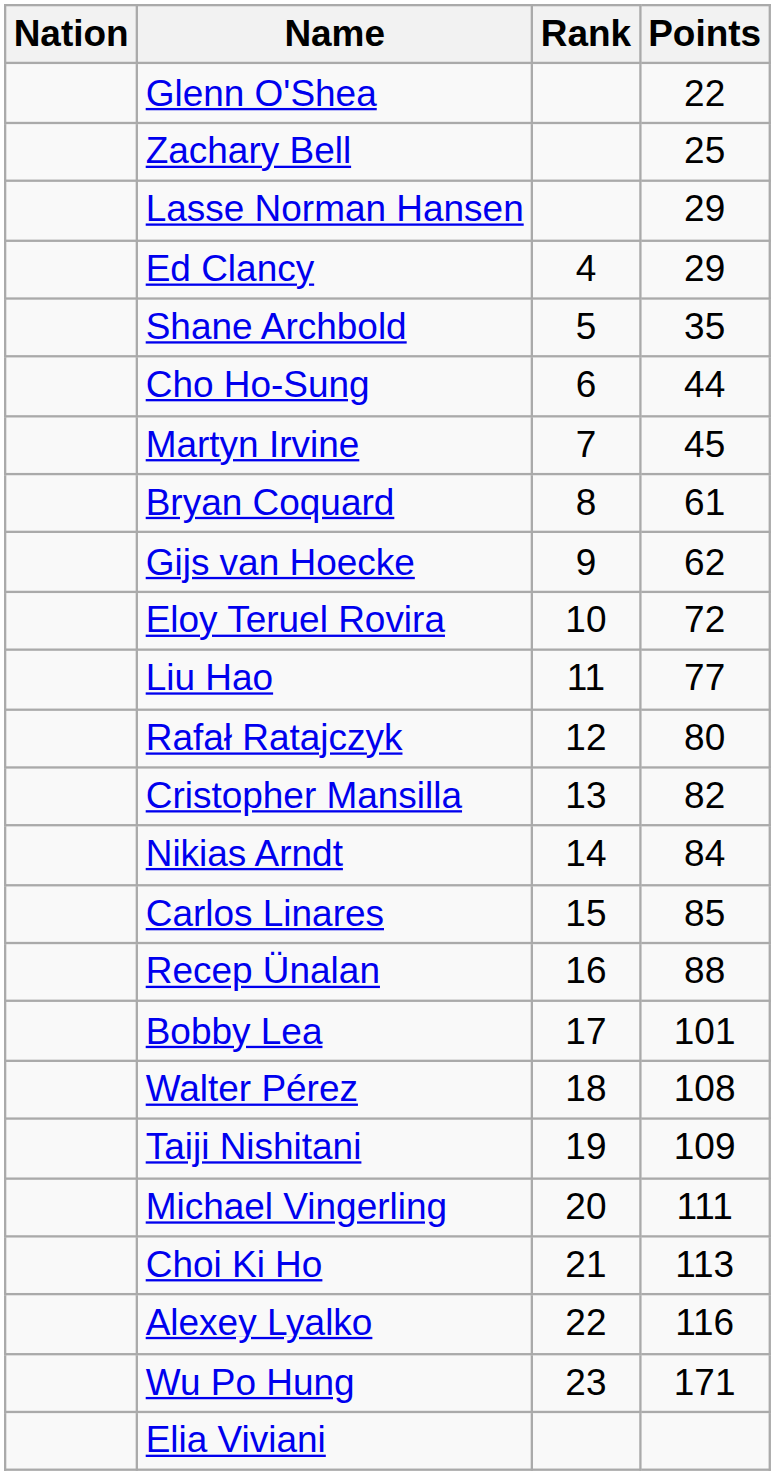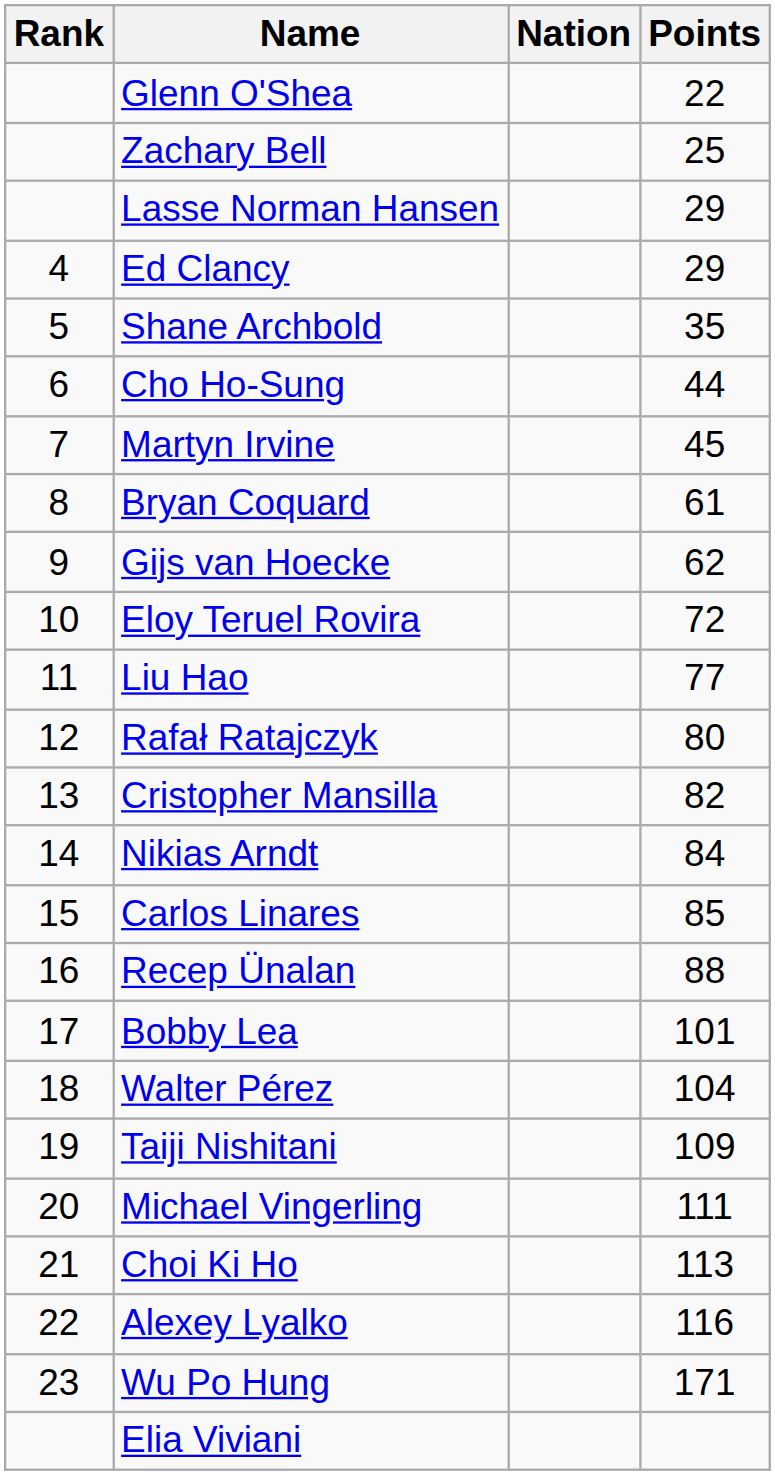columns swapped: (586, 33) <-> (71, 33)
(705, 1088) 108 -> (705, 1088) 104
